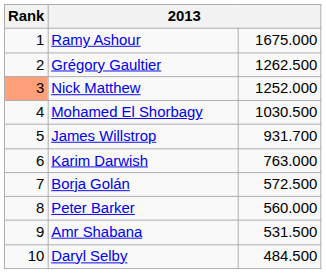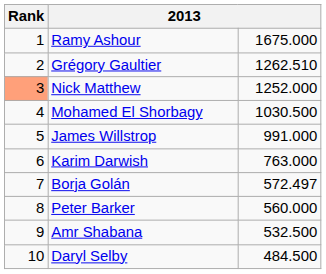(286, 64) 1262.500 -> (286, 64) 1262.510
(290, 136) 931.700 -> (290, 136) 991.000
(290, 184) 572.500 -> (290, 184) 572.497
(290, 232) 531.500 -> (290, 232) 532.500
